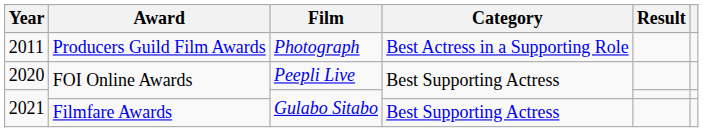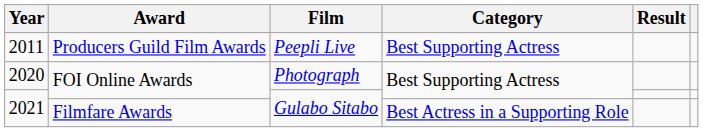(317, 47) Photograph -> (314, 47) Peepli Live
(507, 47) Best Actress in a Supporting Role -> (473, 47) Best Supporting Actress
(314, 75) Peepli Live -> (317, 75) Photograph
(473, 112) Best Supporting Actress -> (507, 112) Best Actress in a Supporting Role
